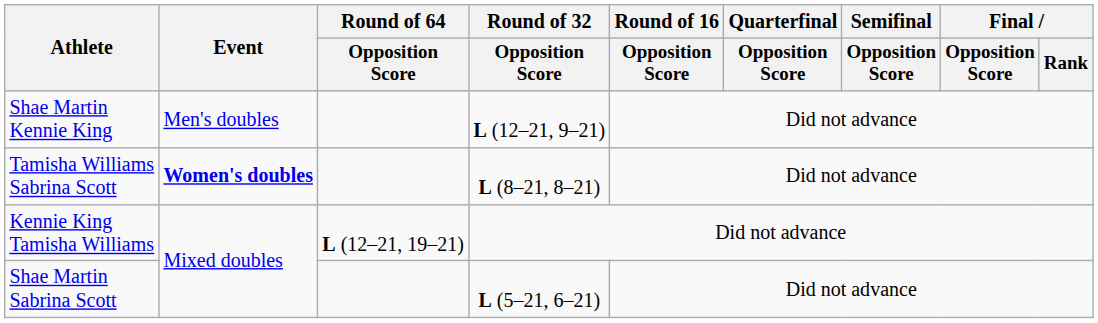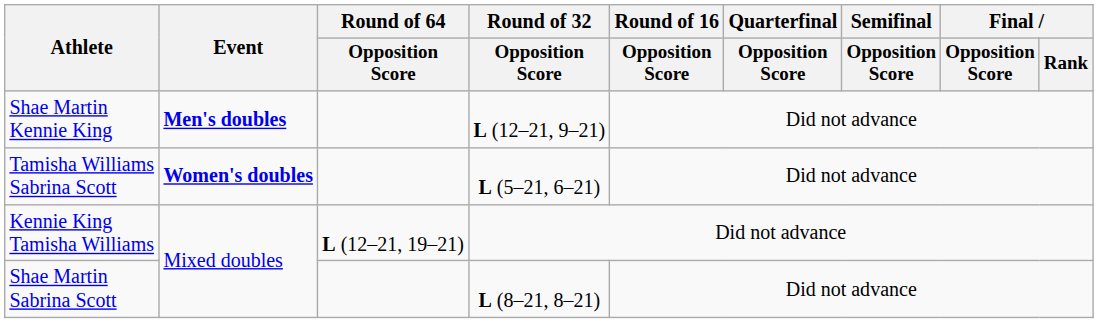(221, 119) normal -> (225, 119) bold
(539, 188) L (8–21, 8–21) -> (539, 188) L (5–21, 6–21)
(539, 301) L (5–21, 6–21) -> (539, 301) L (8–21, 8–21)
